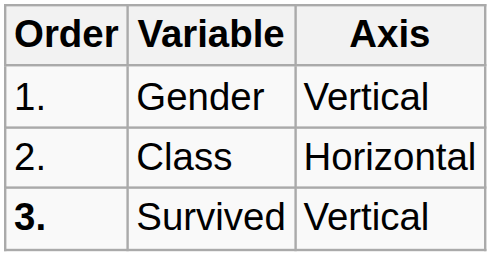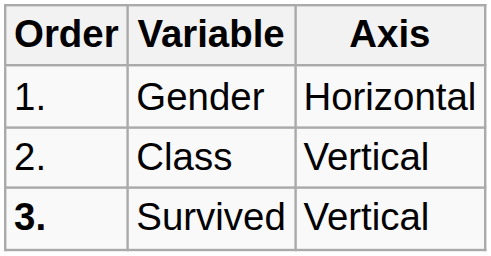(366, 95) Vertical -> (390, 95) Horizontal
(390, 156) Horizontal -> (366, 156) Vertical
